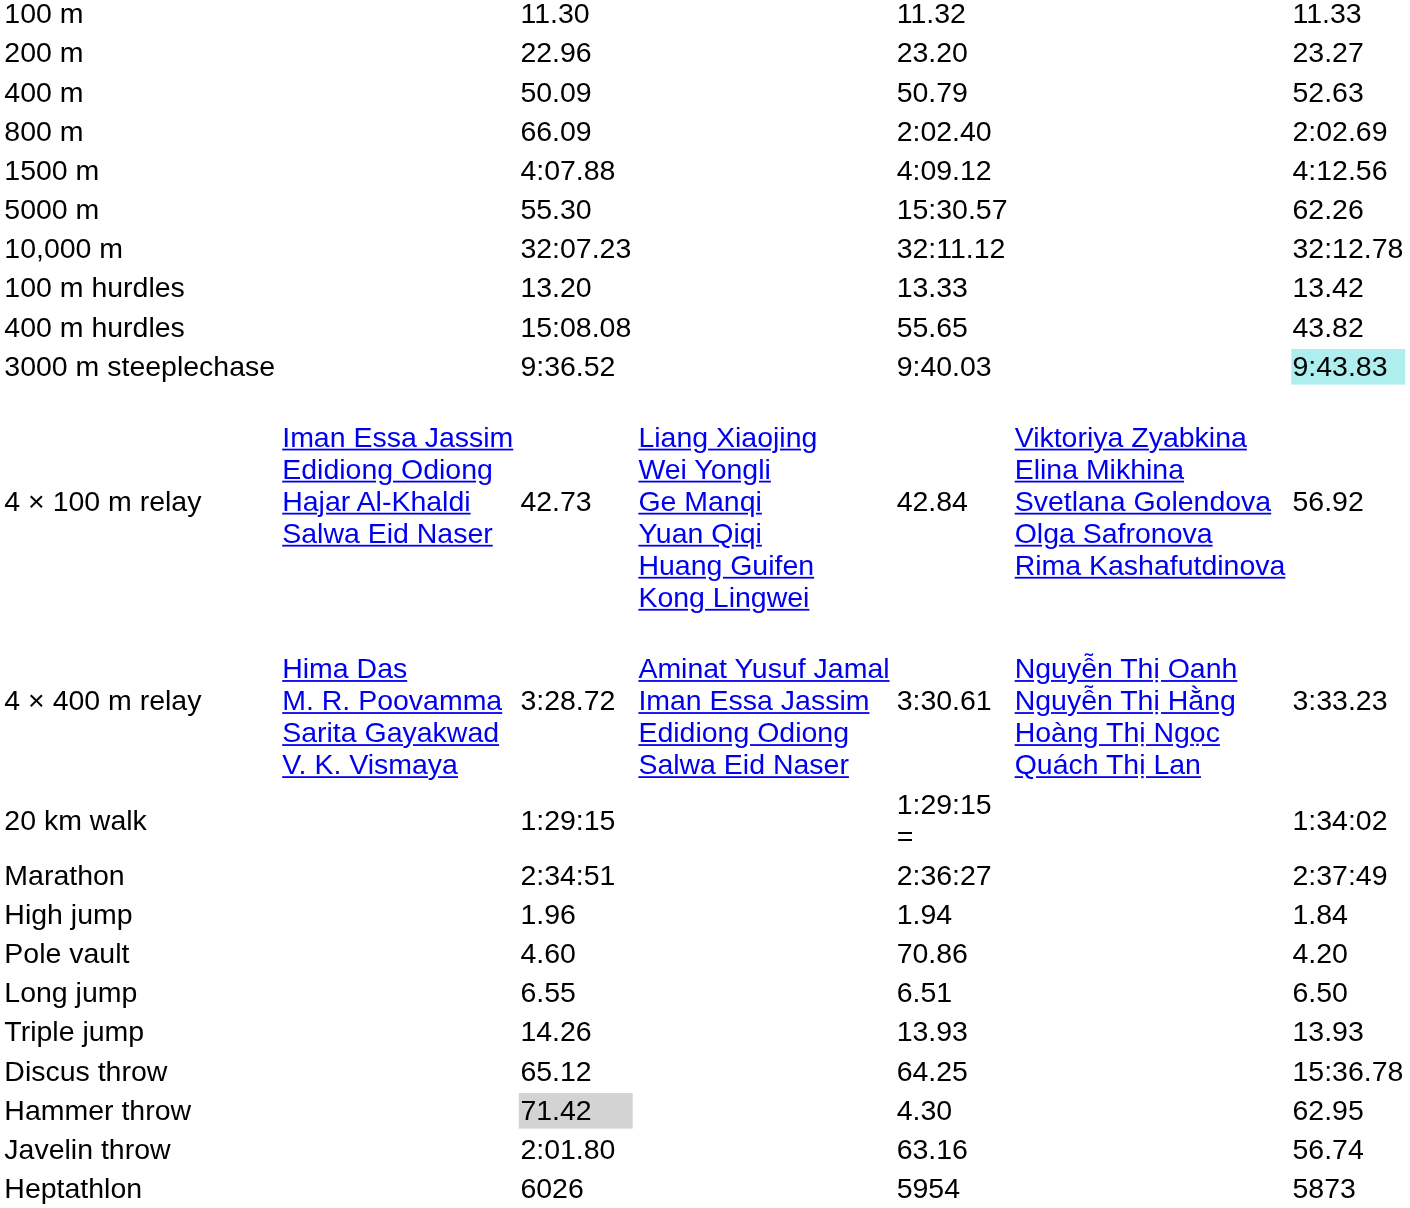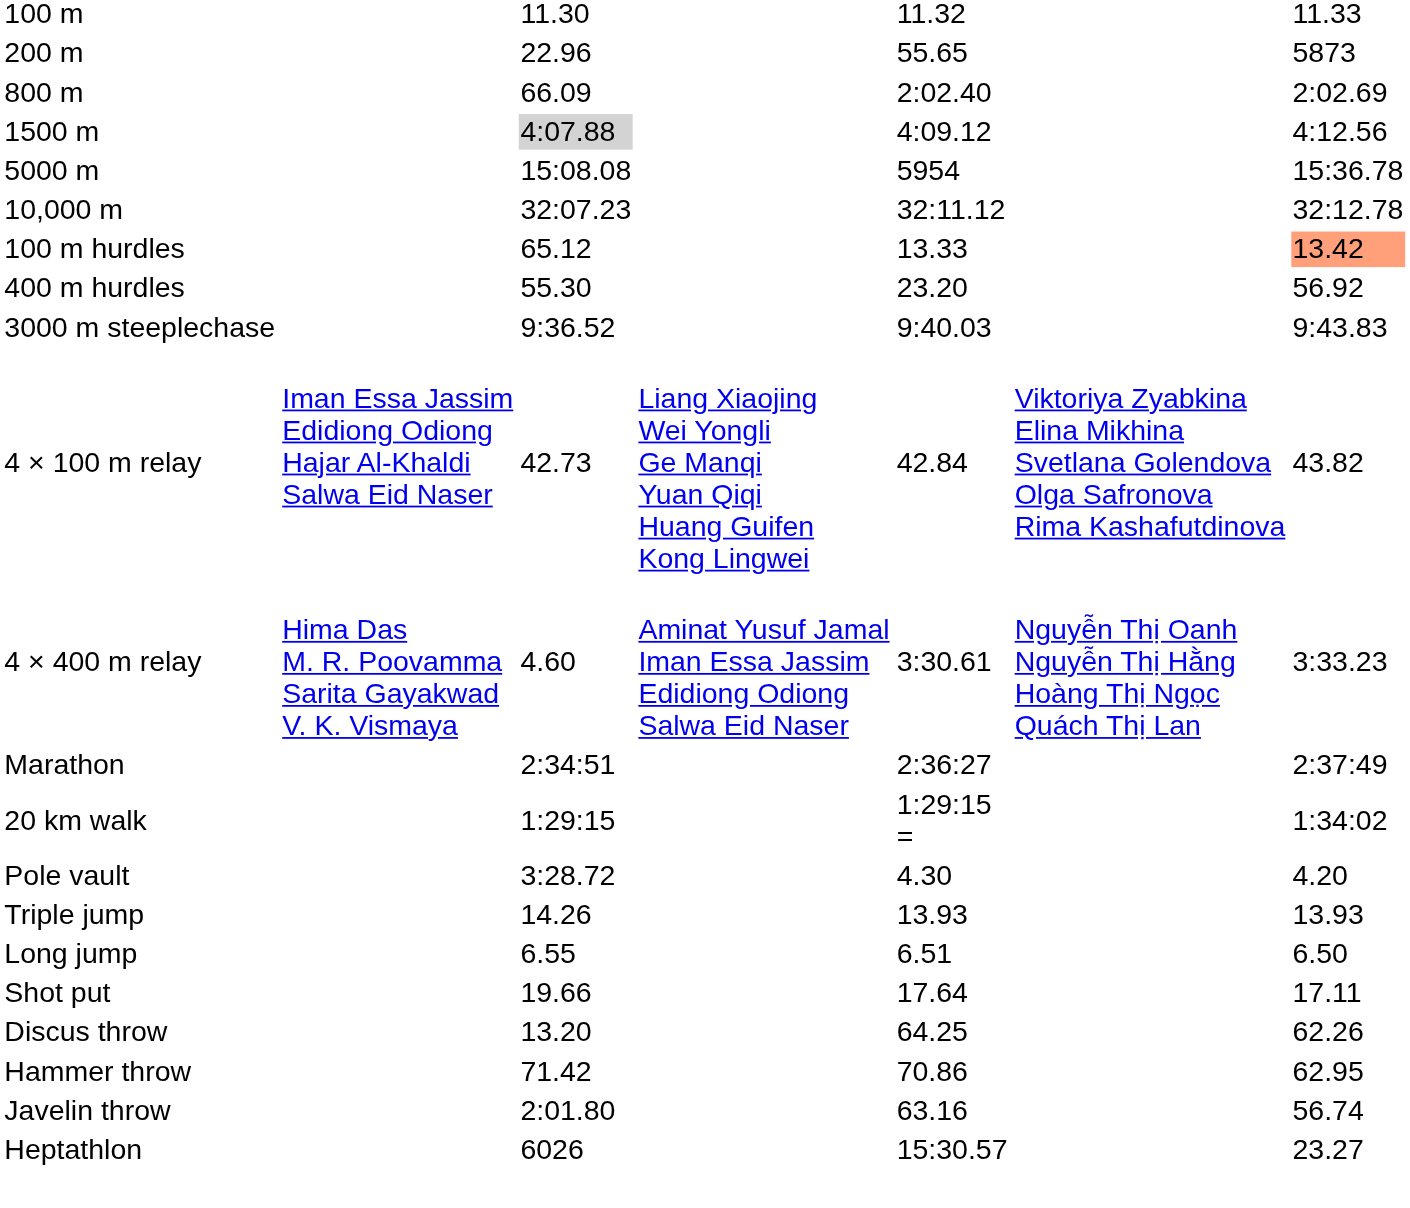(932, 53) 23.20 -> (932, 53) 55.65
(1328, 53) 23.27 -> (1324, 53) 5873
- row: (44, 92)
(568, 170) no background -> (568, 131) lightgrey background
(556, 209) 55.30 -> (576, 170) 15:08.08
(952, 209) 15:30.57 -> (928, 170) 5954
(1328, 209) 62.26 -> (1348, 170) 15:36.78
(556, 288) 13.20 -> (556, 248) 65.12
(1328, 288) no background -> (1328, 248) lightsalmon background
(576, 327) 15:08.08 -> (556, 288) 55.30
(932, 327) 55.65 -> (932, 288) 23.20
(1328, 327) 43.82 -> (1328, 288) 56.92
(1340, 366) paleturquoise background -> (1340, 327) no background
(1328, 501) 56.92 -> (1328, 462) 43.82
(568, 701) 3:28.72 -> (548, 661) 4.60
rows swapped: (64, 875) <-> (76, 820)
- row: (68, 914)
(548, 953) 4.60 -> (568, 875) 3:28.72
(932, 953) 70.86 -> (924, 875) 4.30
rows swapped: (71, 992) <-> (74, 1032)
+ row: (57, 992)
(556, 1071) 65.12 -> (556, 1032) 13.20
(1348, 1071) 15:36.78 -> (1328, 1032) 62.26
(556, 1110) lightgrey background -> (556, 1071) no background
(924, 1110) 4.30 -> (932, 1071) 70.86
(928, 1188) 5954 -> (952, 1149) 15:30.57
(1324, 1188) 5873 -> (1328, 1149) 23.27
